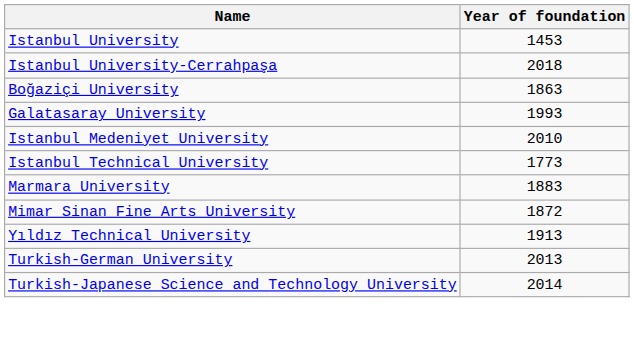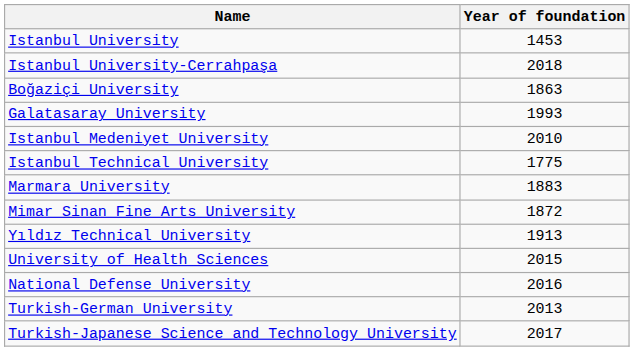(545, 163) 1773 -> (545, 163) 1775
+ row: (138, 260)
+ row: (129, 285)
(545, 285) 2014 -> (545, 334) 2017
